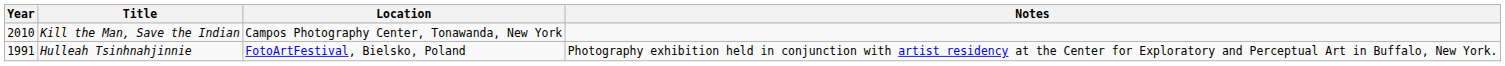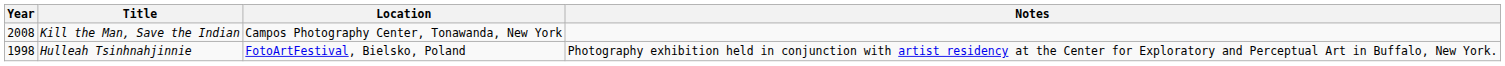(21, 32) 2010 -> (21, 32) 2008
(21, 51) 1991 -> (21, 51) 1998
